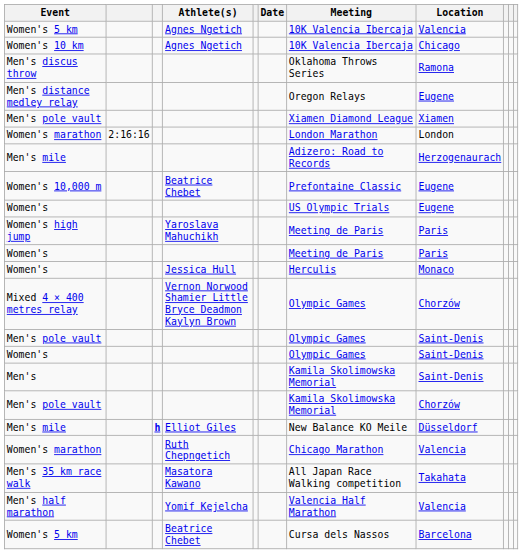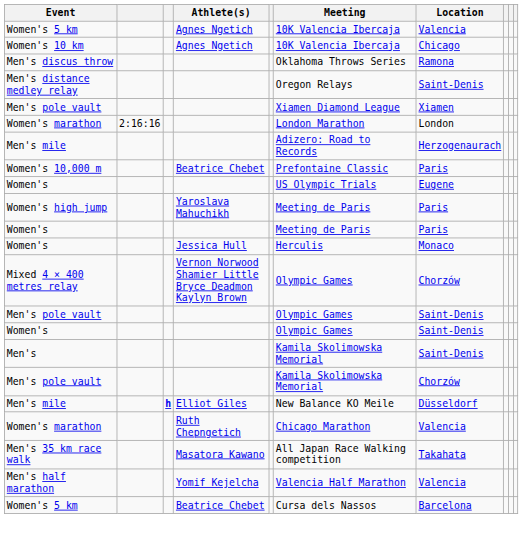- column: (272, 12)
(436, 96) Eugene -> (451, 84) Saint-Denis
(436, 186) Eugene -> (433, 168) Paris
